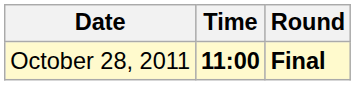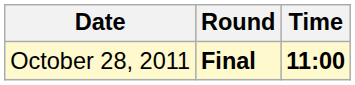columns swapped: (230, 23) <-> (308, 23)
